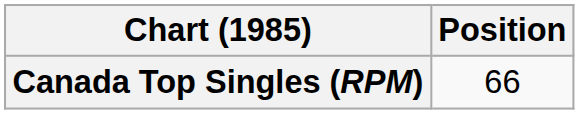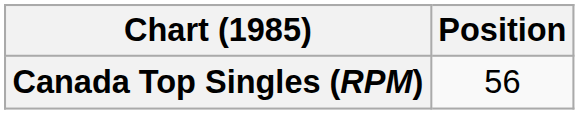(502, 81) 66 -> (502, 81) 56
